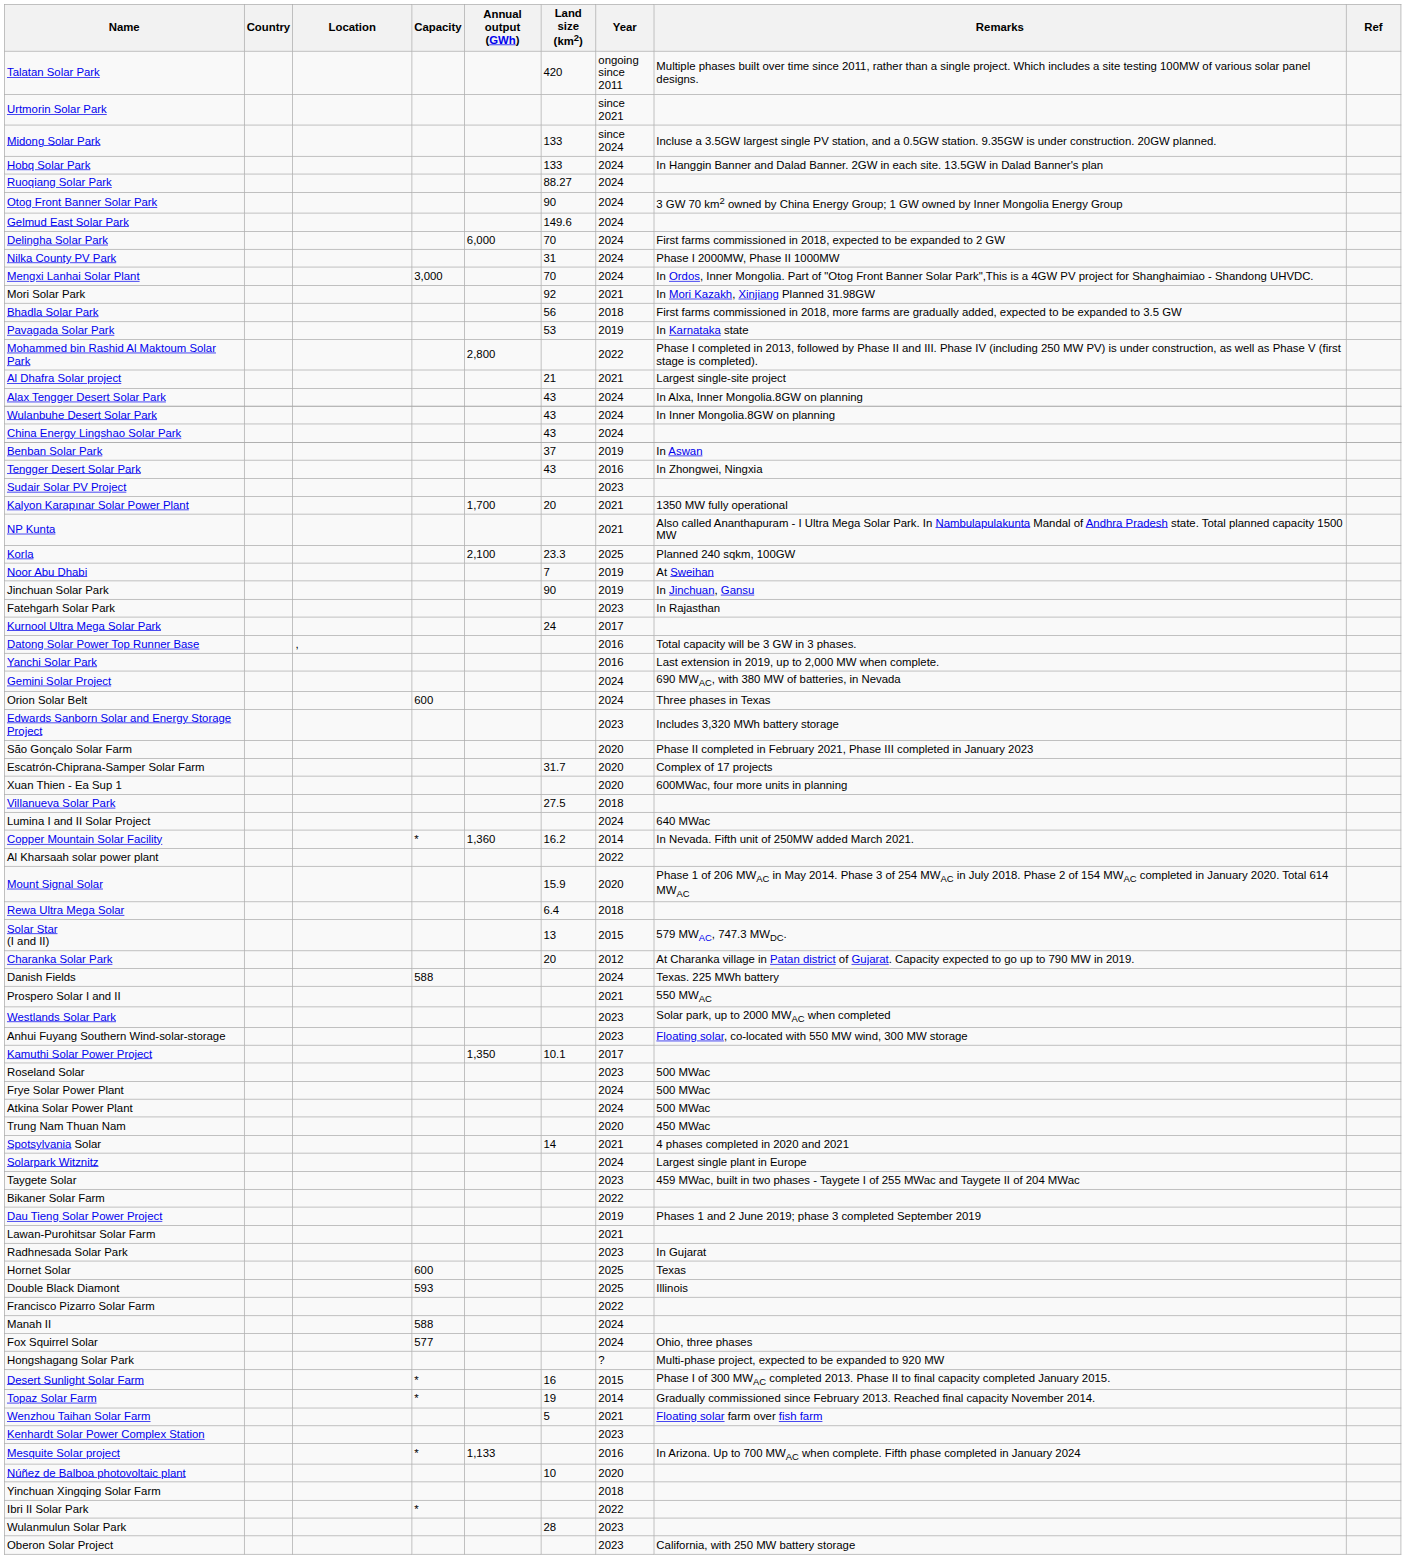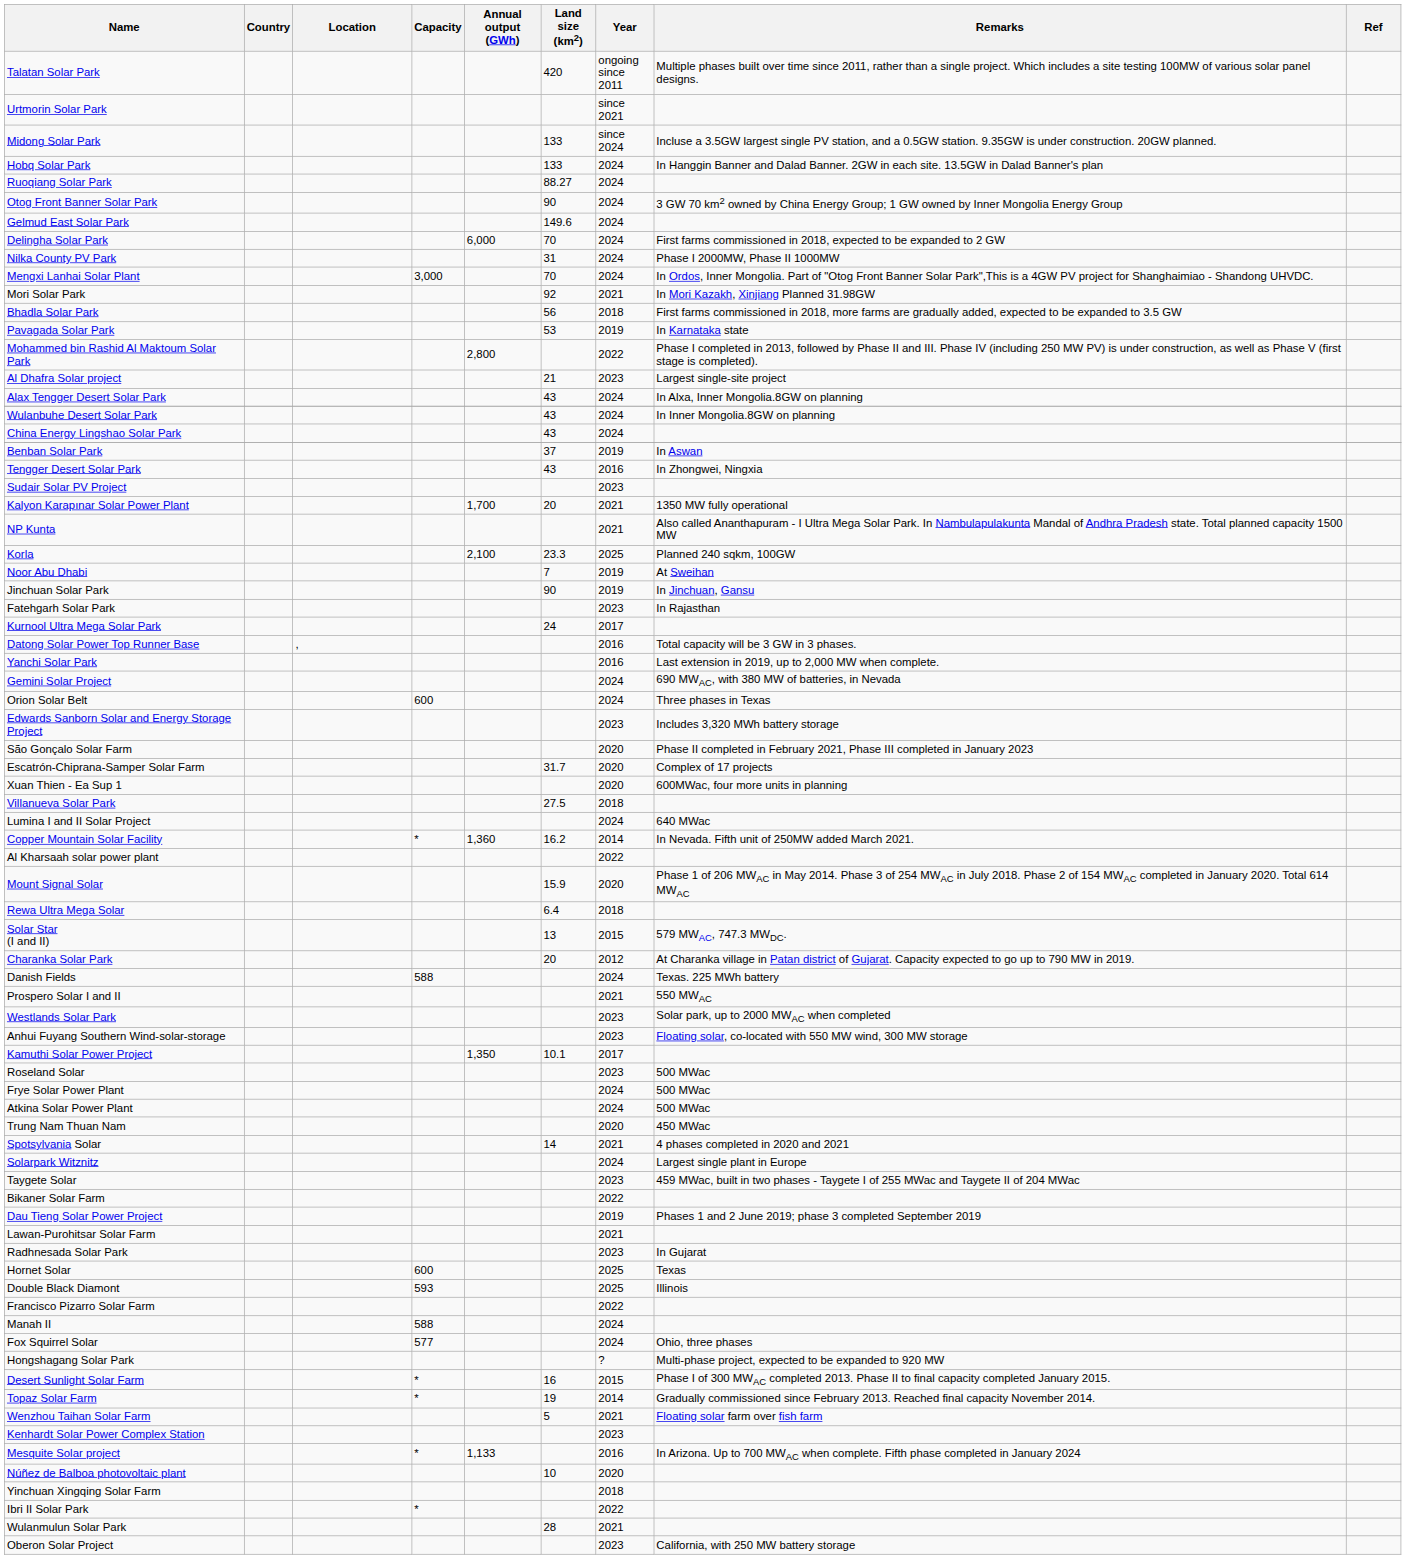(611, 379) 2021 -> (611, 379) 2023
(611, 1527) 2023 -> (611, 1527) 2021
